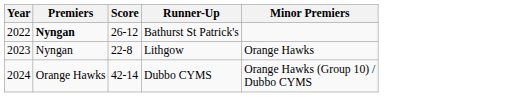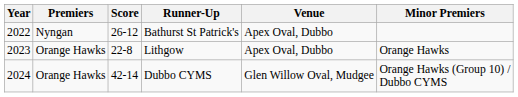+ column: (309, 13)
(55, 32) bold -> (54, 32) normal
(54, 50) Nyngan -> (71, 50) Orange Hawks
